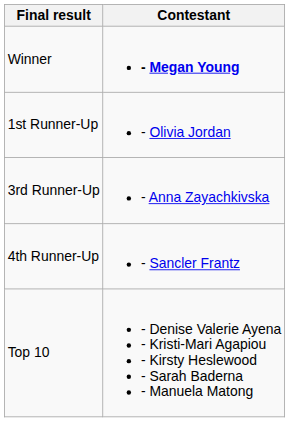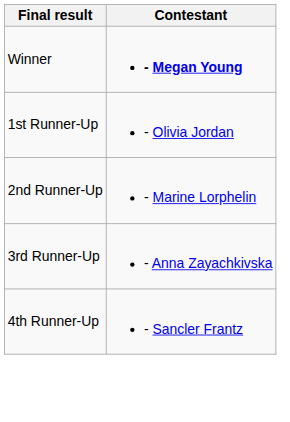+ row: (55, 190)
- row: (29, 352)
